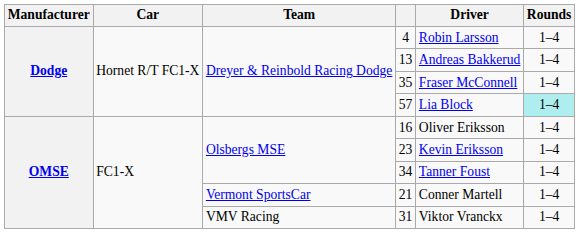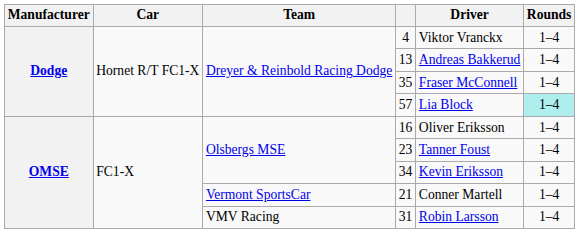(459, 37) Robin Larsson -> (461, 37) Viktor Vranckx
(461, 149) Kevin Eriksson -> (454, 149) Tanner Foust
(454, 172) Tanner Foust -> (461, 172) Kevin Eriksson
(461, 217) Viktor Vranckx -> (459, 217) Robin Larsson
